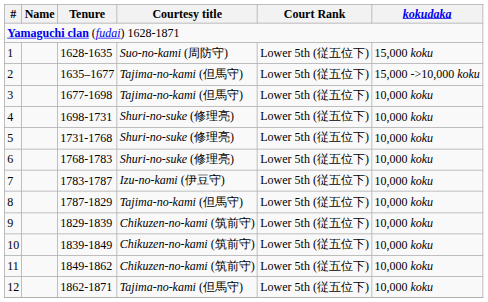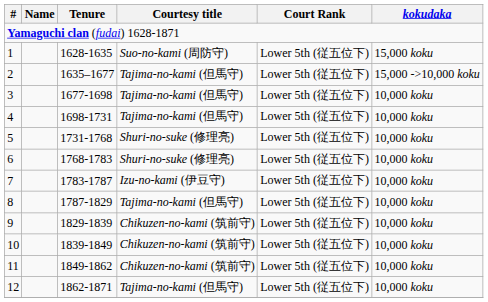(177, 116) Shuri-no-suke (修理亮) -> (181, 116) Tajima-no-kami (但馬守)
